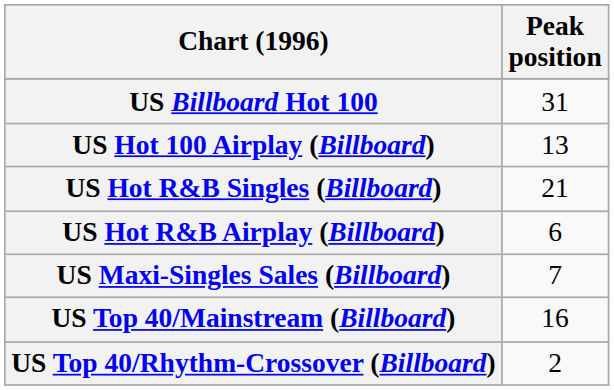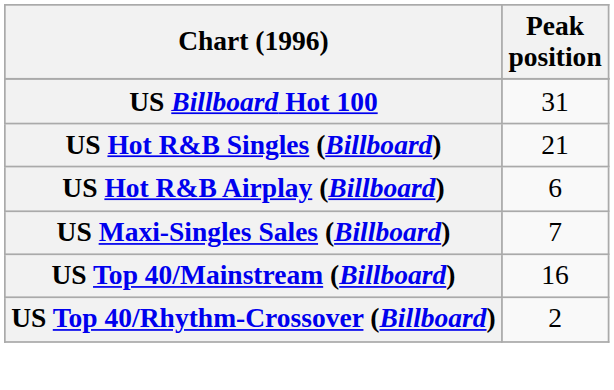- row: (253, 144)
